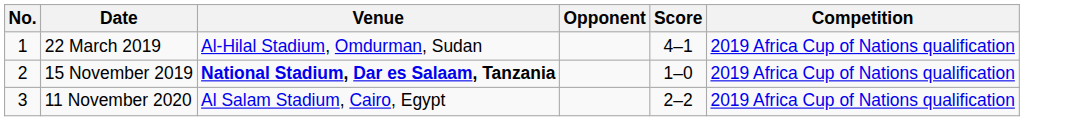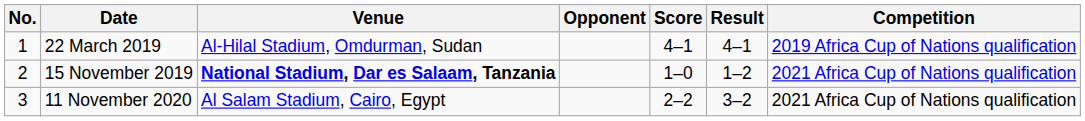+ column: (737, 18)
(863, 73) 2019 Africa Cup of Nations qualification -> (924, 73) 2021 Africa Cup of Nations qualification
(863, 101) 2019 Africa Cup of Nations qualification -> (924, 101) 2021 Africa Cup of Nations qualification
